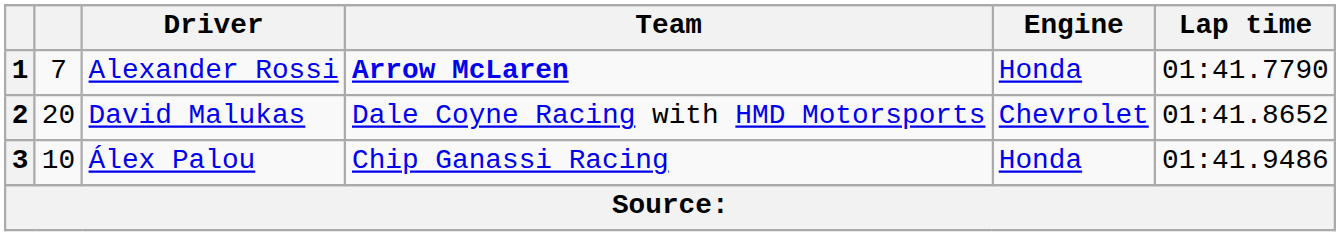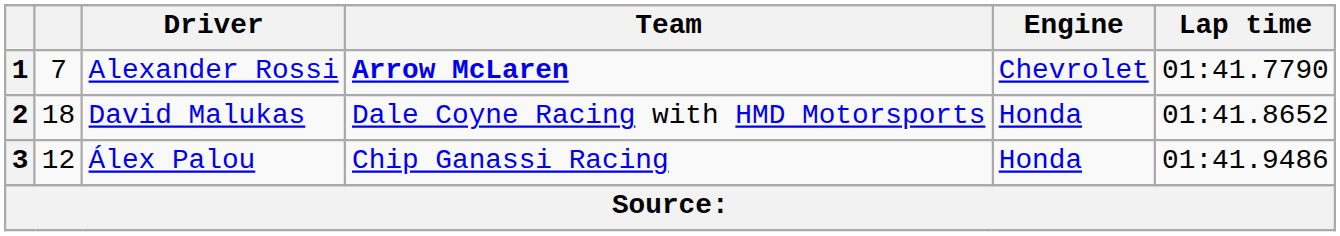(1040, 73) Honda -> (1074, 73) Chevrolet
(59, 118) 20 -> (59, 118) 18
(1074, 118) Chevrolet -> (1040, 118) Honda
(59, 162) 10 -> (59, 162) 12
